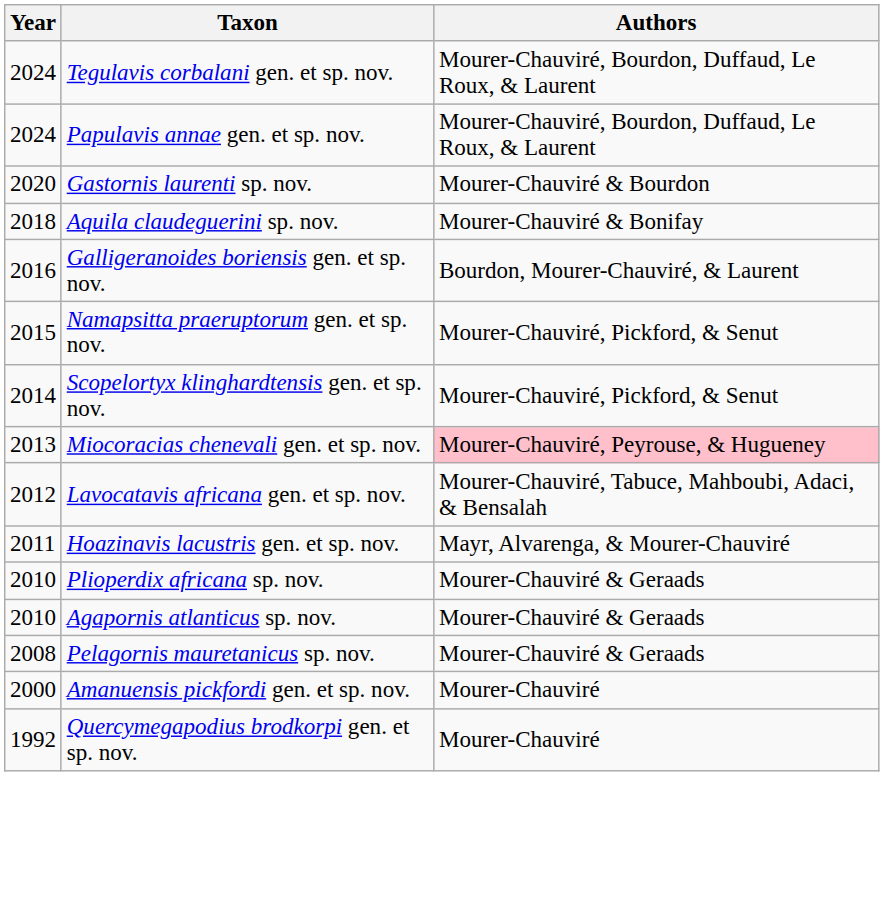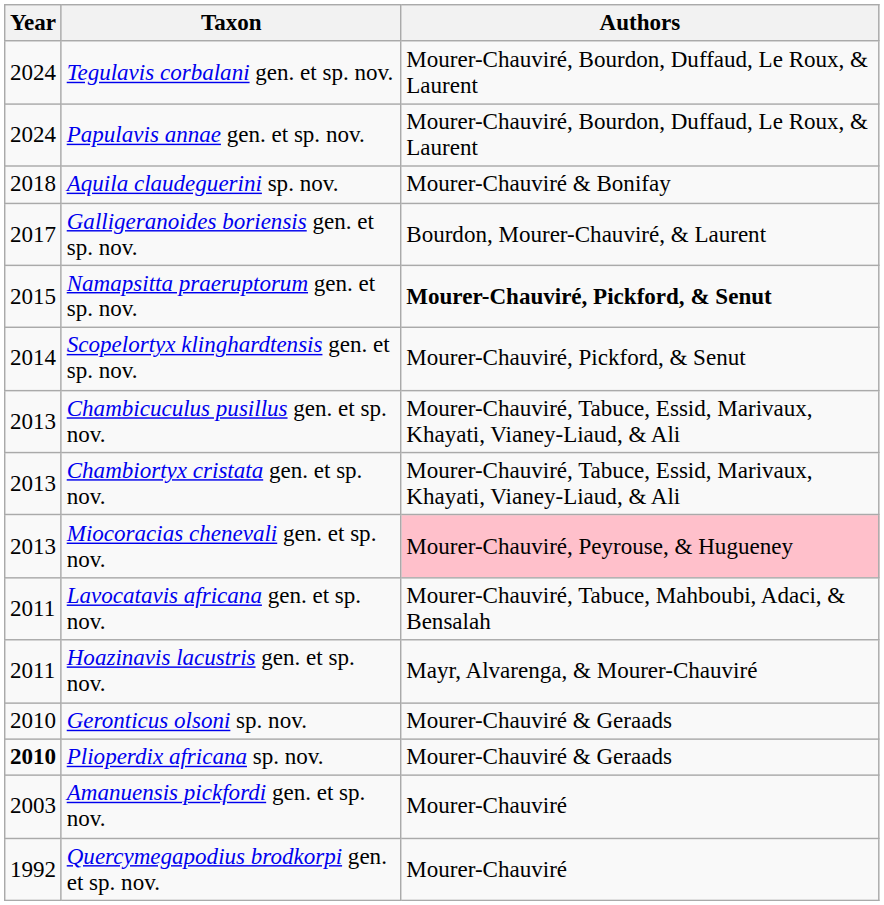- row: (189, 184)
(33, 270) 2016 -> (33, 233) 2017
(609, 332) normal -> (589, 296) bold
+ row: (227, 421)
+ row: (215, 483)
(33, 494) 2012 -> (33, 608) 2011
+ row: (187, 720)
(33, 580) normal -> (33, 756) bold
- row: (201, 616)
- row: (221, 653)
(33, 689) 2000 -> (33, 806) 2003
